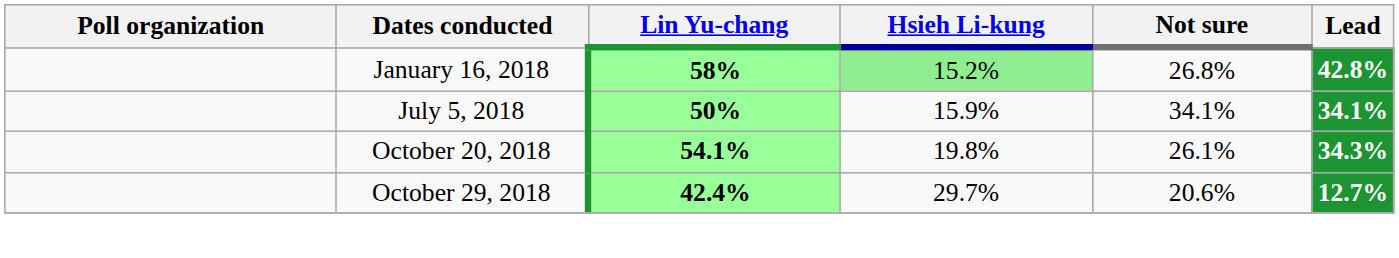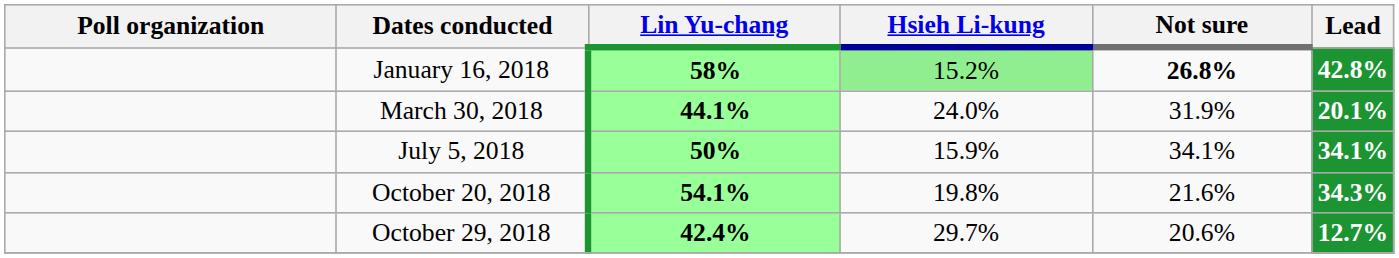(1202, 70) normal -> (1202, 70) bold
+ row: (461, 110)
(1202, 151) 26.1% -> (1202, 192) 21.6%
